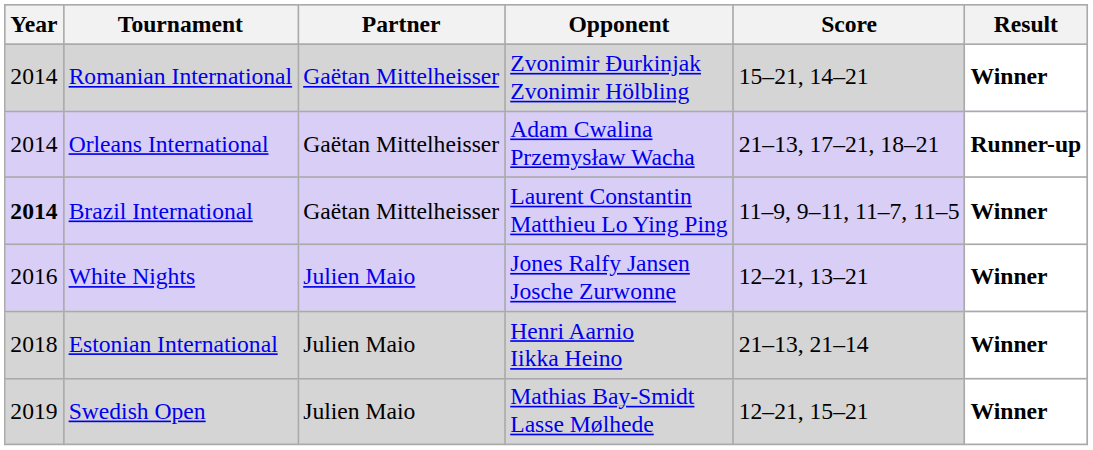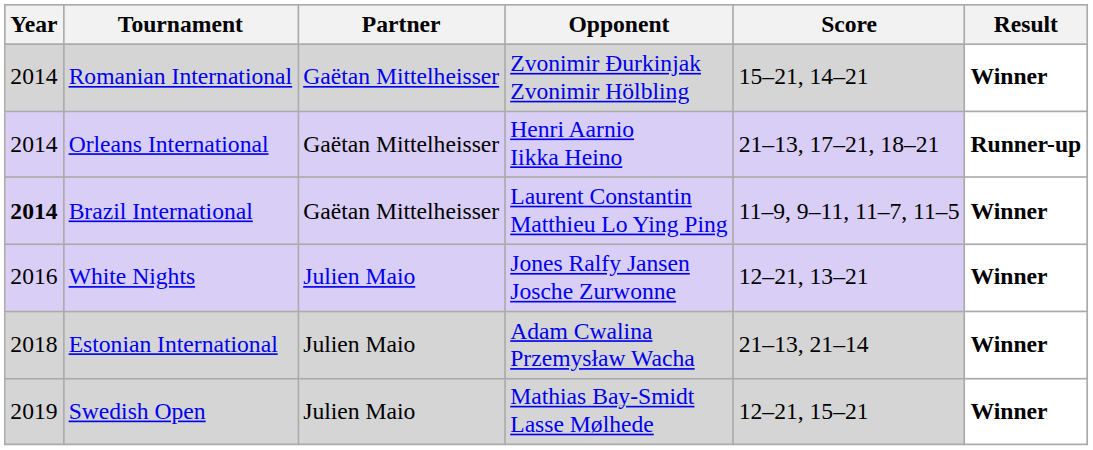(602, 144) Adam Cwalina Przemysław Wacha -> (572, 144) Henri Aarnio Iikka Heino
(572, 344) Henri Aarnio Iikka Heino -> (602, 344) Adam Cwalina Przemysław Wacha
